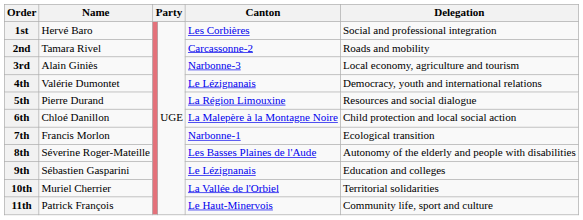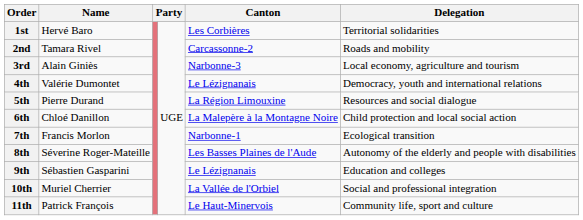(420, 30) Social and professional integration -> (391, 30) Territorial solidarities
(391, 188) Territorial solidarities -> (420, 188) Social and professional integration
